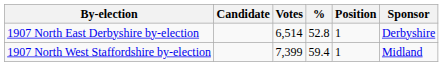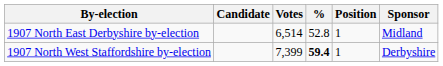(409, 33) Derbyshire -> (402, 33) Midland
(319, 52) normal -> (319, 52) bold
(402, 52) Midland -> (409, 52) Derbyshire
